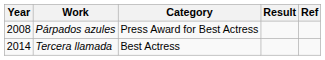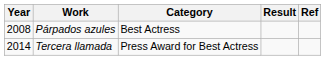(189, 30) Press Award for Best Actress -> (150, 30) Best Actress
(150, 47) Best Actress -> (189, 47) Press Award for Best Actress
